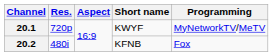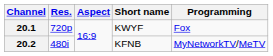(219, 28) MyNetworkTV/MeTV -> (182, 28) Fox
(182, 43) Fox -> (219, 43) MyNetworkTV/MeTV
